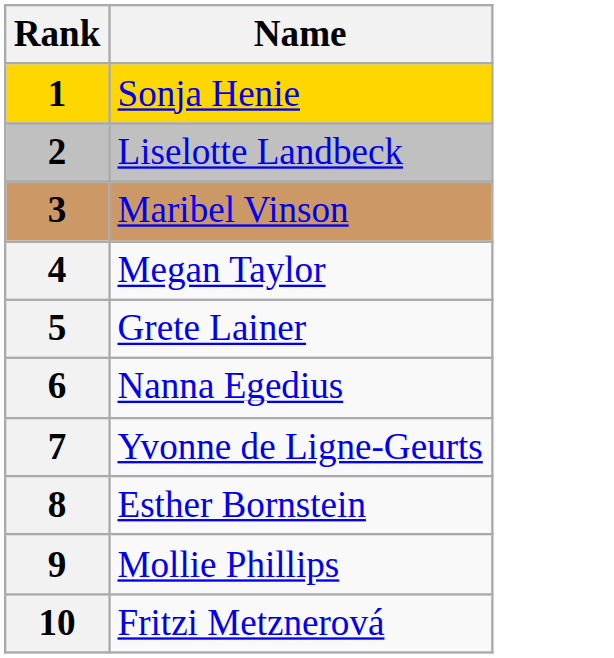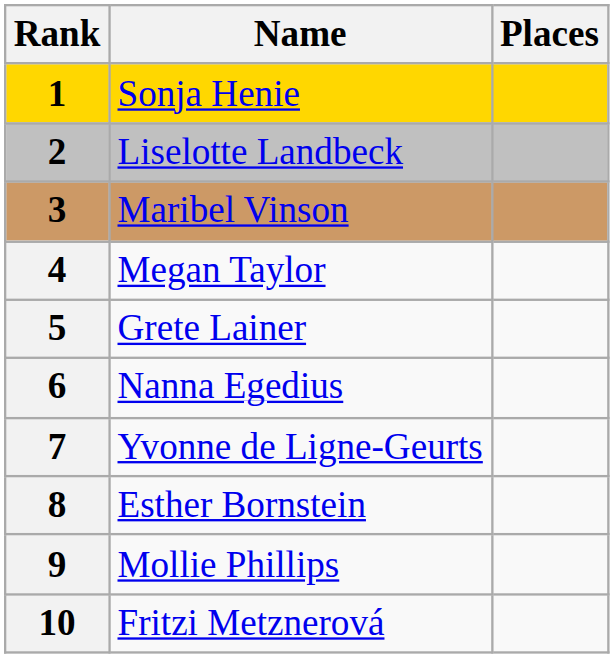+ column: (549, 33)
